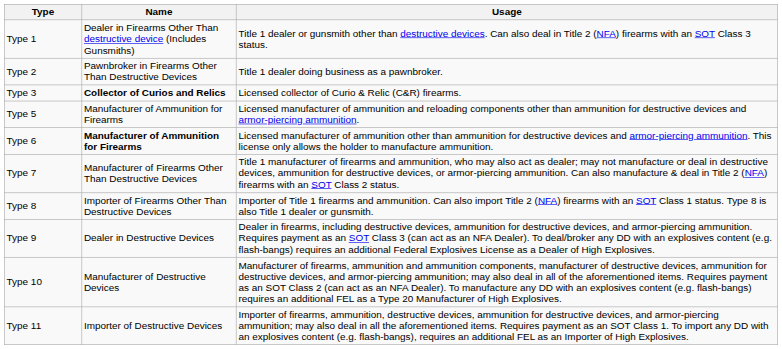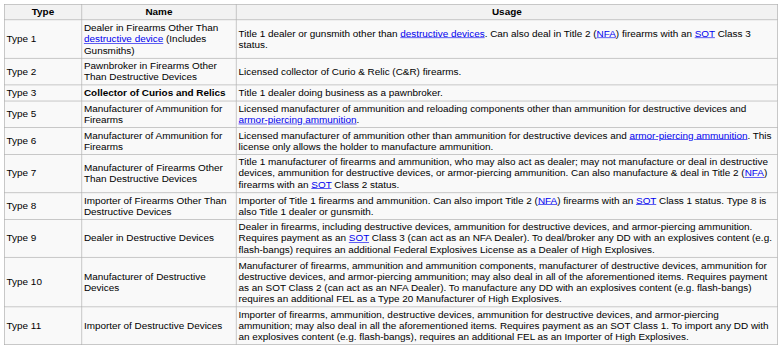(341, 71) Title 1 dealer doing business as a pawnbroker. -> (350, 71) Licensed collector of Curio & Relic (C&R) firearms.
(350, 93) Licensed collector of Curio & Relic (C&R) firearms. -> (341, 93) Title 1 dealer doing business as a pawnbroker.
(152, 141) bold -> (153, 141) normal
